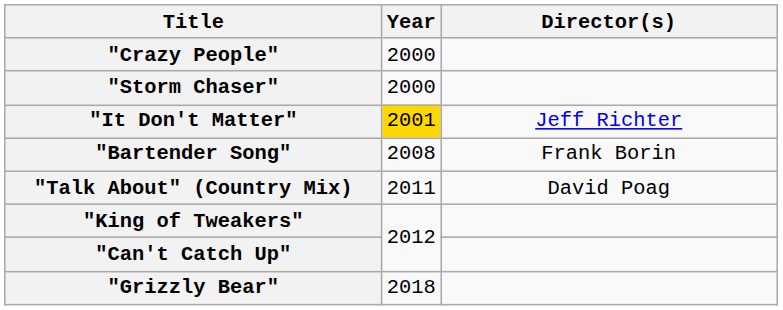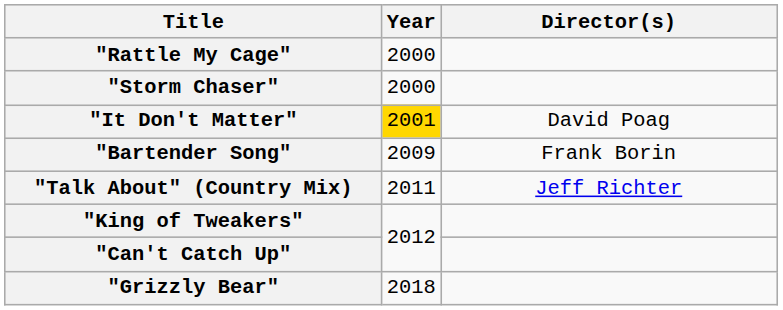+ row: (193, 55)
- row: (193, 55)
(609, 121) Jeff Richter -> (609, 121) David Poag
(411, 154) 2008 -> (411, 154) 2009
(609, 188) David Poag -> (609, 188) Jeff Richter
